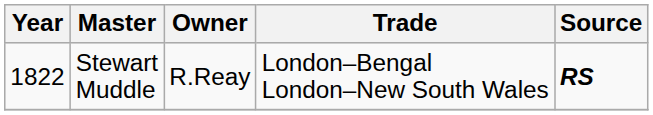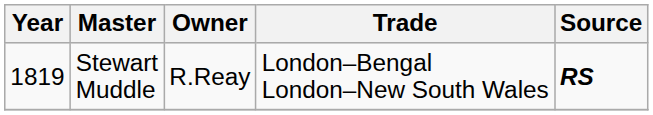(37, 76) 1822 -> (37, 76) 1819
